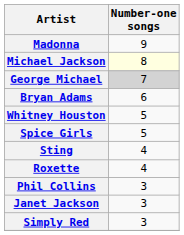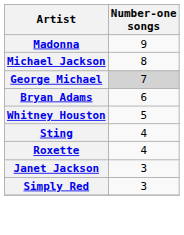(144, 62) lightyellow background -> (144, 62) no background
- row: (56, 133)
- row: (56, 186)
